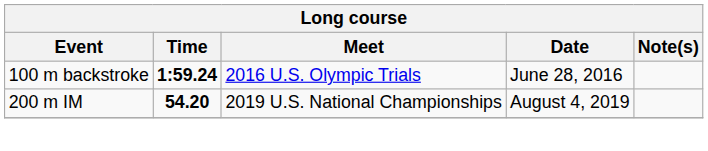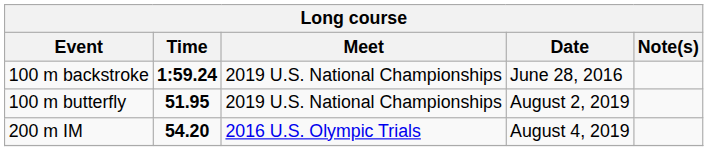(323, 74) 2016 U.S. Olympic Trials -> (364, 74) 2019 U.S. National Championships
+ row: (67, 103)
(364, 103) 2019 U.S. National Championships -> (323, 131) 2016 U.S. Olympic Trials
